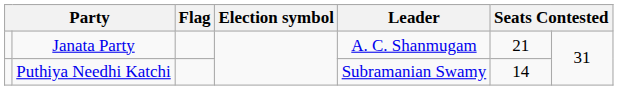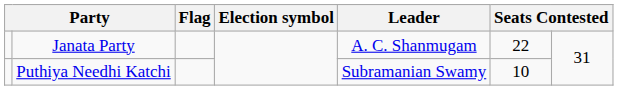(521, 44) 21 -> (521, 44) 22
(521, 71) 14 -> (521, 71) 10
